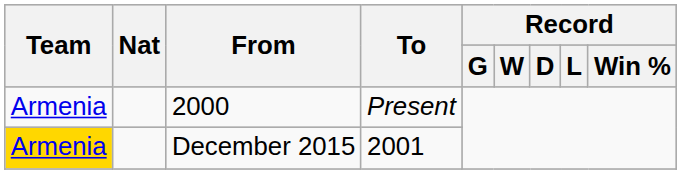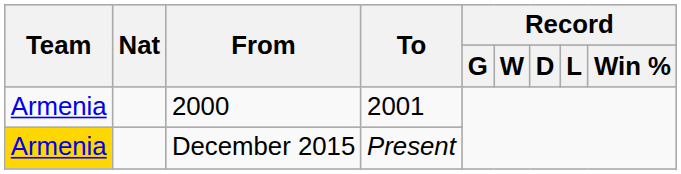(411, 106) Present -> (396, 106) 2001
(396, 147) 2001 -> (411, 147) Present
